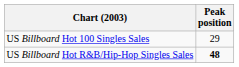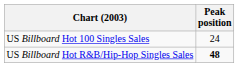(215, 39) 29 -> (215, 39) 24
